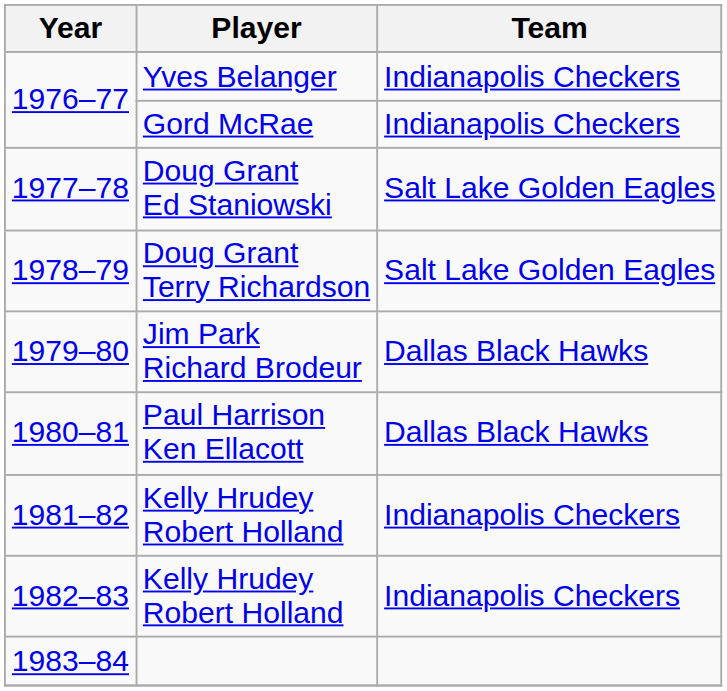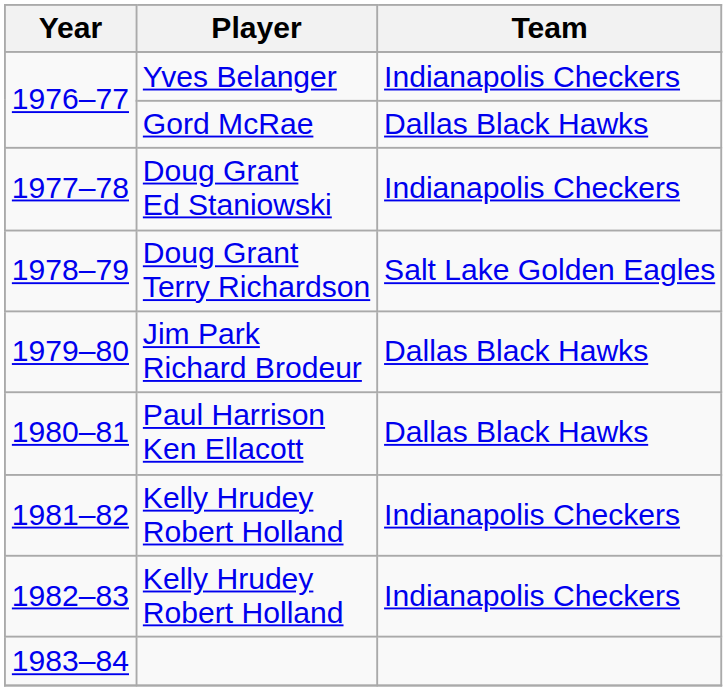(532, 123) Indianapolis Checkers -> (516, 123) Dallas Black Hawks
(550, 188) Salt Lake Golden Eagles -> (532, 188) Indianapolis Checkers
